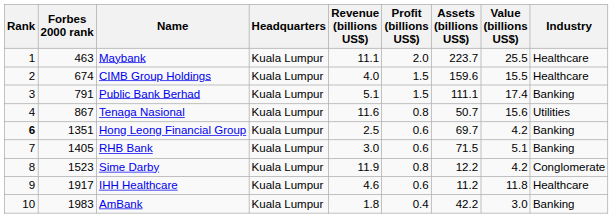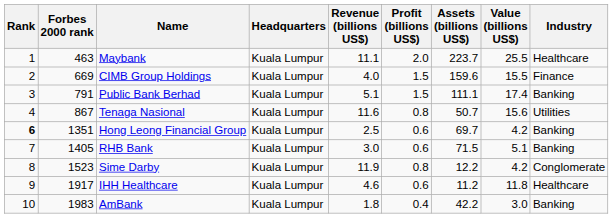(84, 76) 674 -> (84, 76) 669
(561, 76) Healthcare -> (553, 76) Finance
